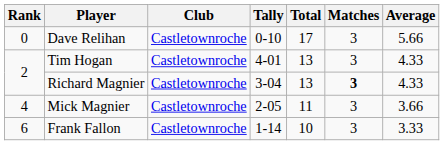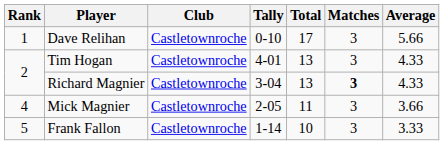(24, 38) 0 -> (24, 38) 1
(24, 128) 6 -> (24, 128) 5
